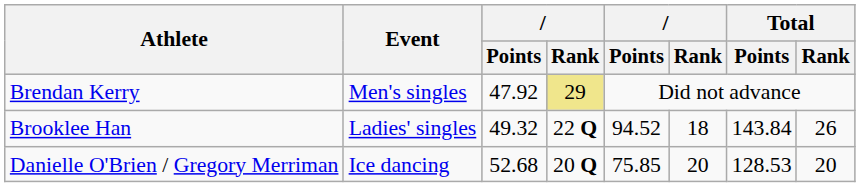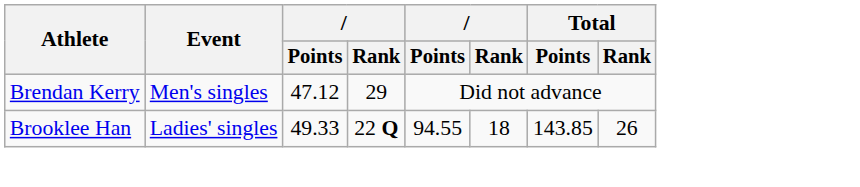(514, 92) 47.92 -> (315, 92) 47.12
(575, 92) khaki background -> (376, 92) no background
(514, 128) 49.32 -> (315, 128) 49.33
(636, 128) 94.52 -> (438, 128) 94.55
(762, 128) 143.84 -> (563, 128) 143.85
- row: (174, 164)
